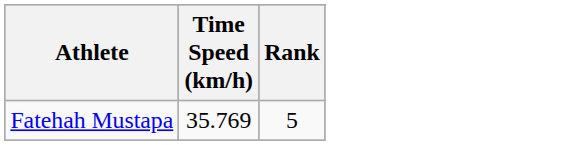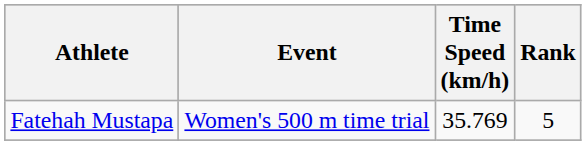+ column: (307, 52)
